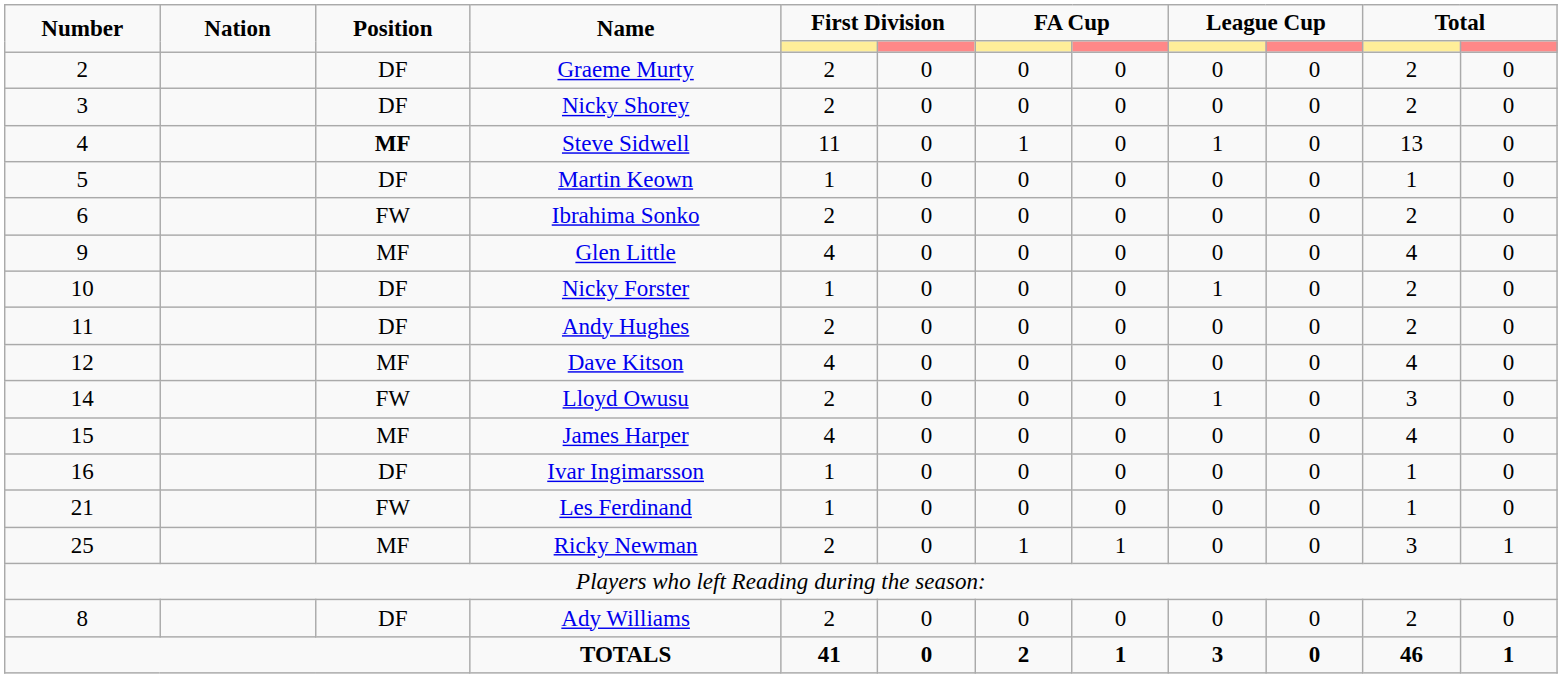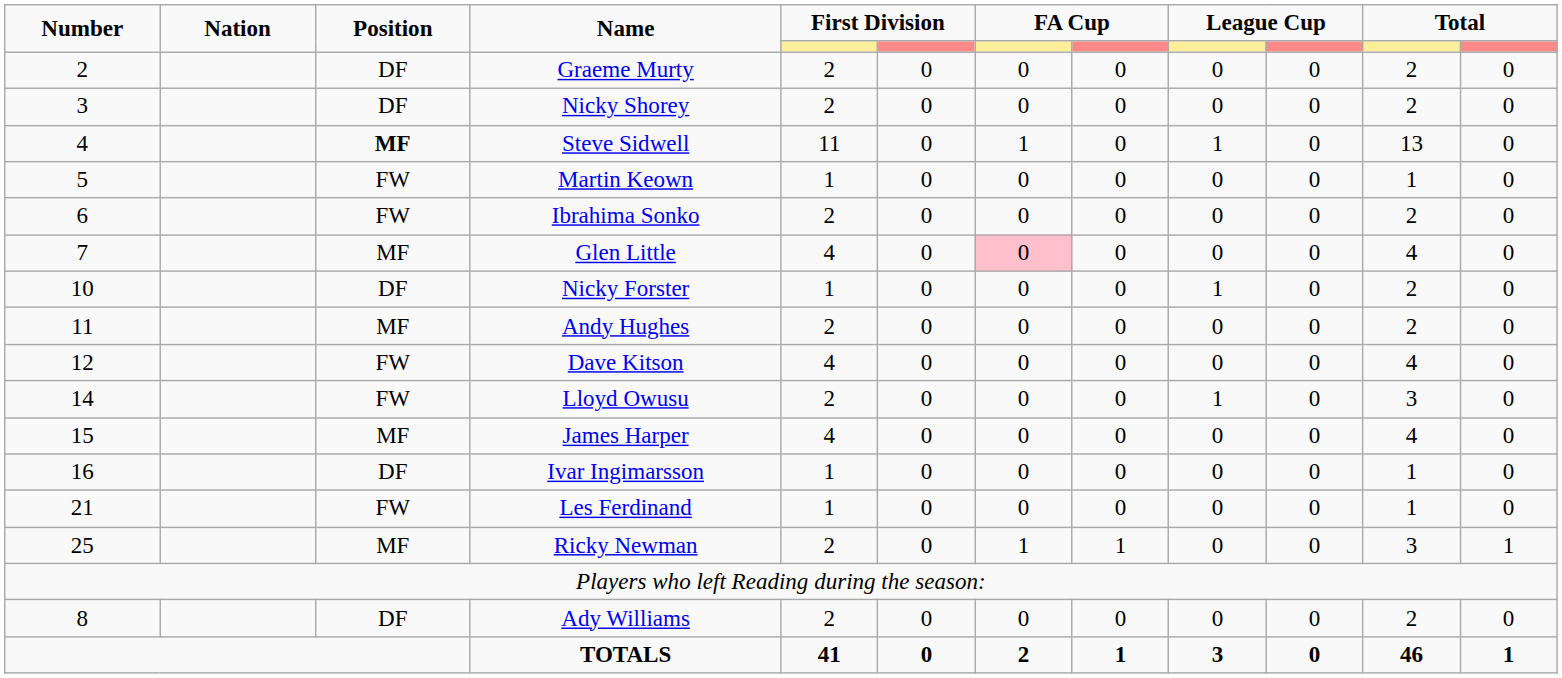(393, 179) DF -> (393, 179) FW
(82, 252) 9 -> (82, 252) 7
(1023, 252) no background -> (1023, 252) pink background
(393, 325) DF -> (393, 325) MF
(393, 362) MF -> (393, 362) FW
